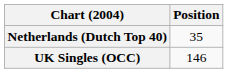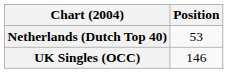(196, 36) 35 -> (196, 36) 53
